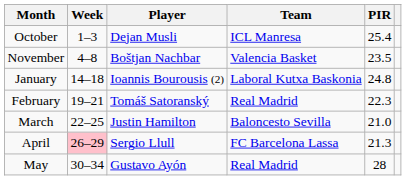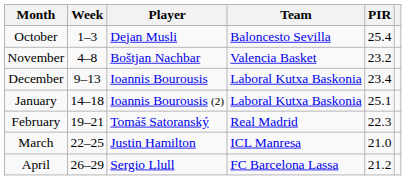(266, 36) ICL Manresa -> (280, 36) Baloncesto Sevilla
(380, 57) 23.5 -> (380, 57) 23.2
+ row: (36, 79)
(380, 79) 24.8 -> (380, 100) 25.1
(280, 121) Baloncesto Sevilla -> (266, 143) ICL Manresa
(87, 143) pink background -> (87, 164) no background
(380, 143) 21.3 -> (380, 164) 21.2
- row: (36, 164)
